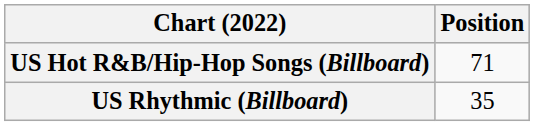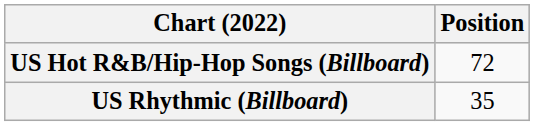(482, 62) 71 -> (482, 62) 72
